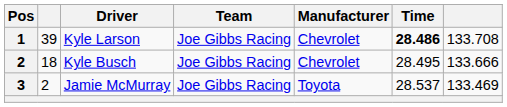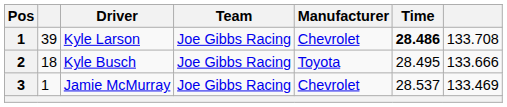(329, 62) Chevrolet -> (319, 62) Toyota
(45, 85) 2 -> (45, 85) 1
(319, 85) Toyota -> (329, 85) Chevrolet
